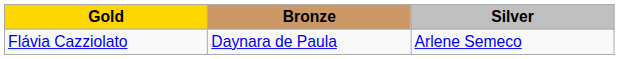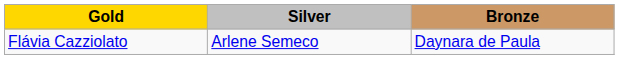columns swapped: (513, 16) <-> (309, 16)
